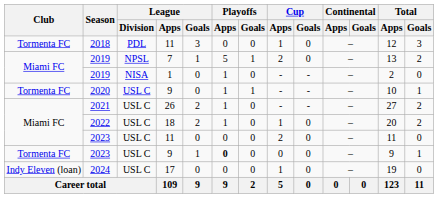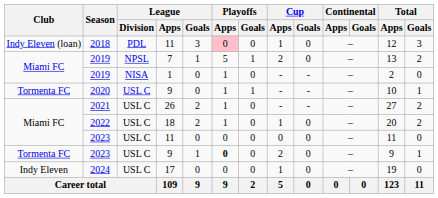(44, 43) Tormenta FC -> (44, 43) Indy Eleven (loan)
(225, 43) no background -> (225, 43) pink background
(281, 138) 2 -> (281, 138) 0
(281, 153) 0 -> (281, 153) 2
(44, 169) Indy Eleven (loan) -> (44, 169) Indy Eleven
